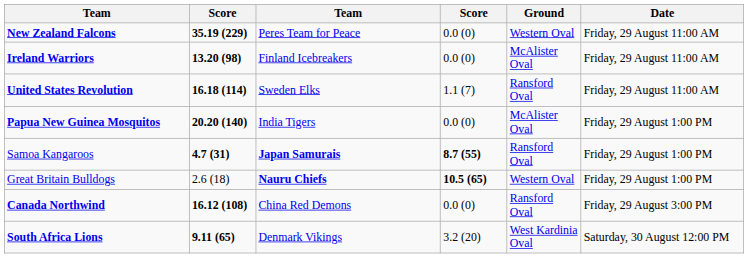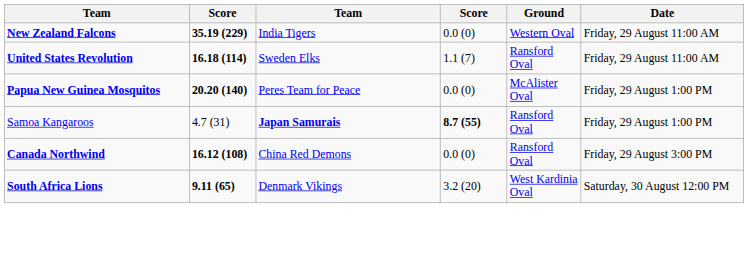(309, 32) Peres Team for Peace -> (287, 32) India Tigers
- row: (50, 58)
(287, 122) India Tigers -> (309, 90) Peres Team for Peace
(211, 154) bold -> (211, 122) normal
- row: (61, 179)
